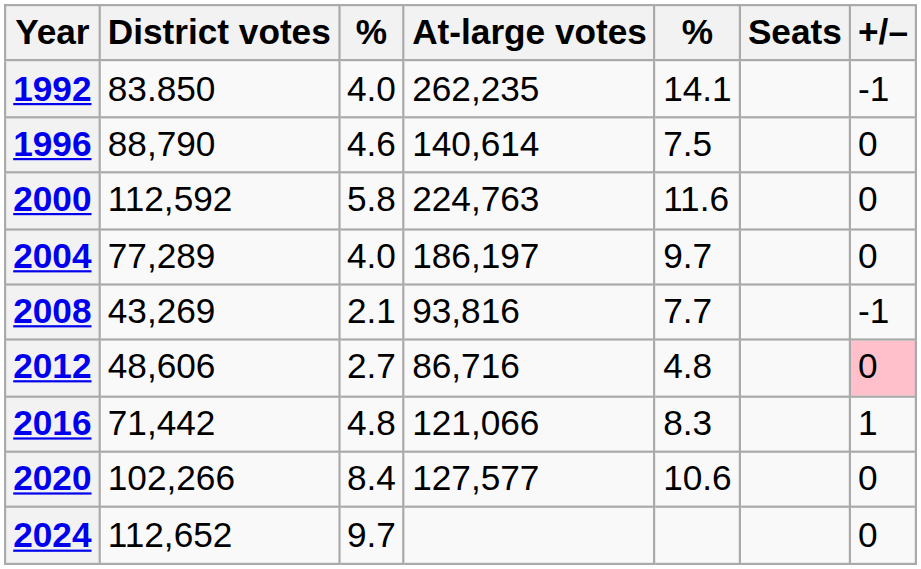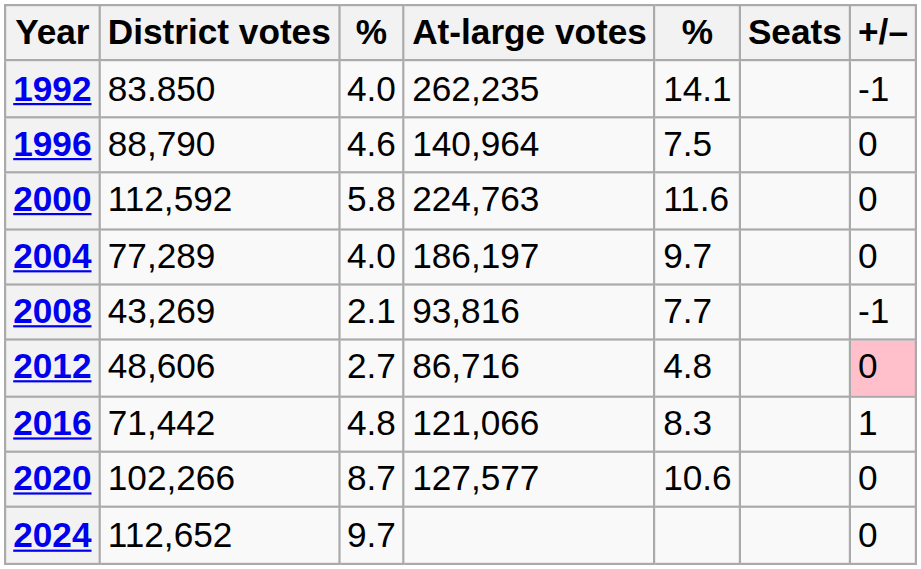(476, 144) 140,614 -> (476, 144) 140,964
(371, 479) 8.4 -> (371, 479) 8.7
